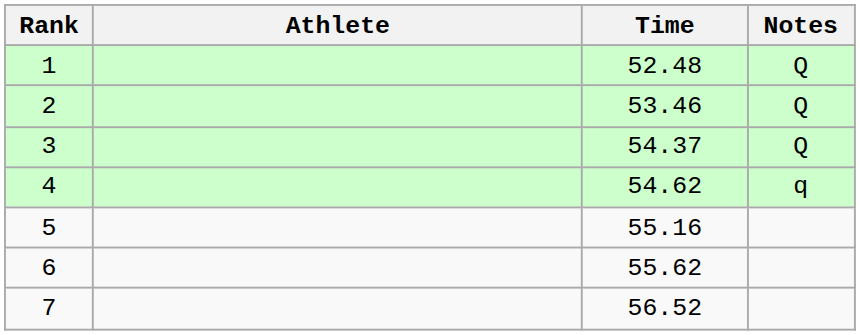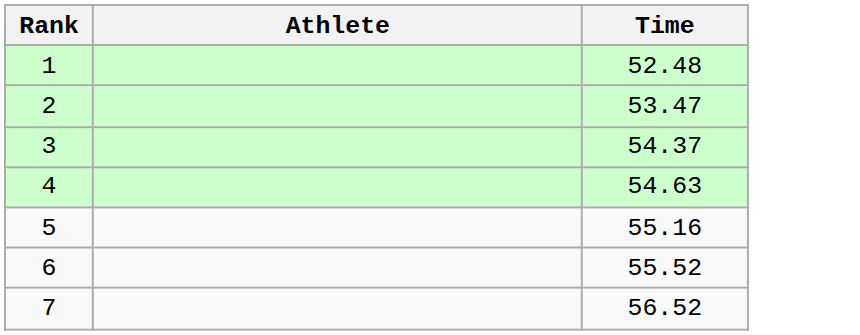- column: (801, 25)
(665, 106) 53.46 -> (665, 106) 53.47
(665, 187) 54.62 -> (665, 187) 54.63
(665, 268) 55.62 -> (665, 268) 55.52
